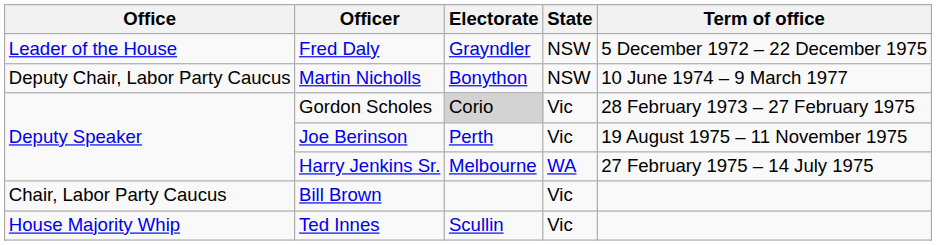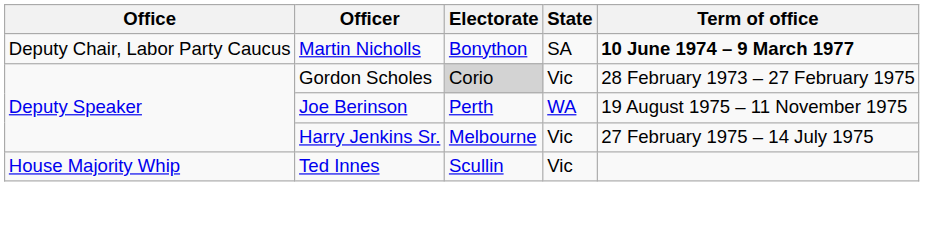- row: (339, 48)
(569, 78) NSW -> (560, 48) SA
(724, 78) normal -> (728, 48) bold
(560, 136) Vic -> (562, 107) WA
(562, 166) WA -> (560, 136) Vic
- row: (340, 195)
